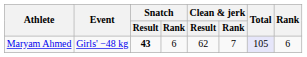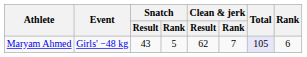(146, 44) bold -> (146, 44) normal
(174, 44) 6 -> (174, 44) 5
